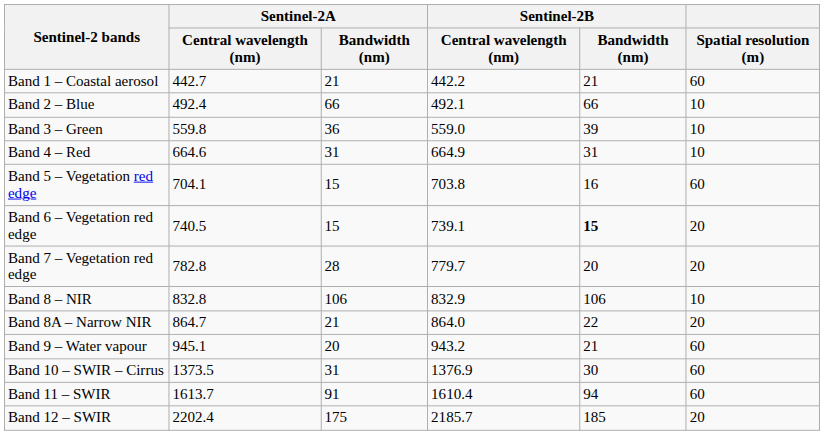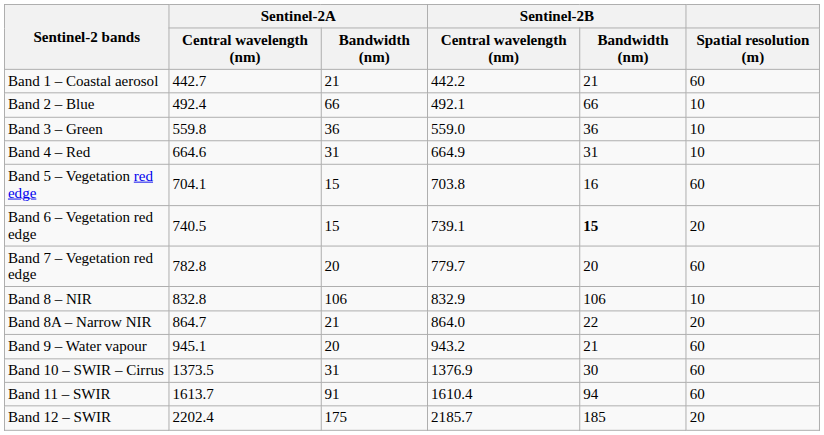(591, 128) 39 -> (591, 128) 36
(332, 266) 28 -> (332, 266) 20
(697, 266) 20 -> (697, 266) 60
